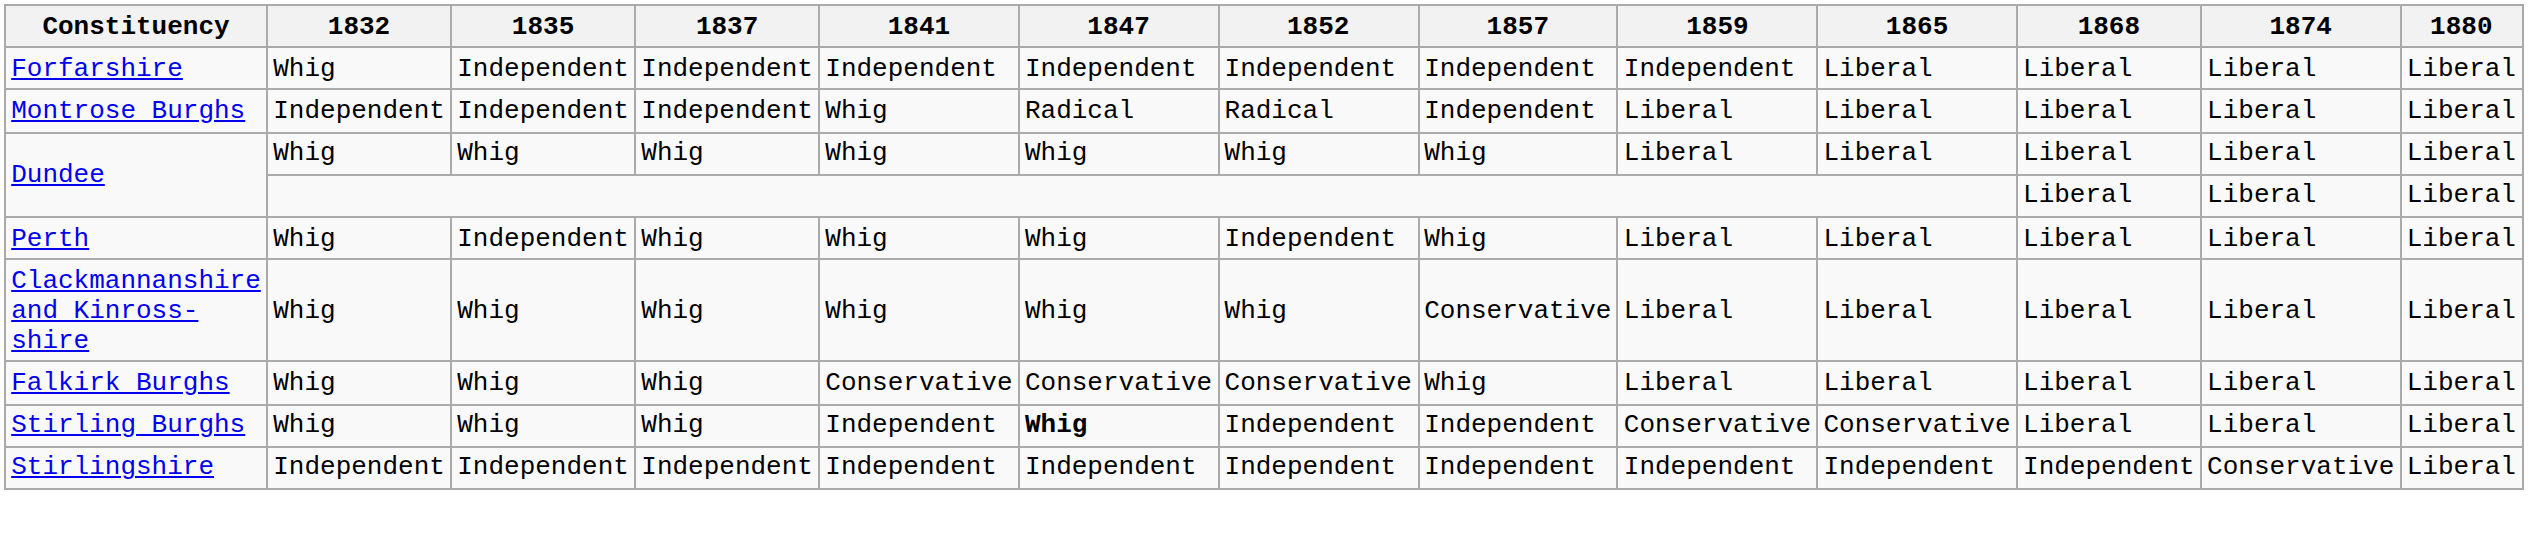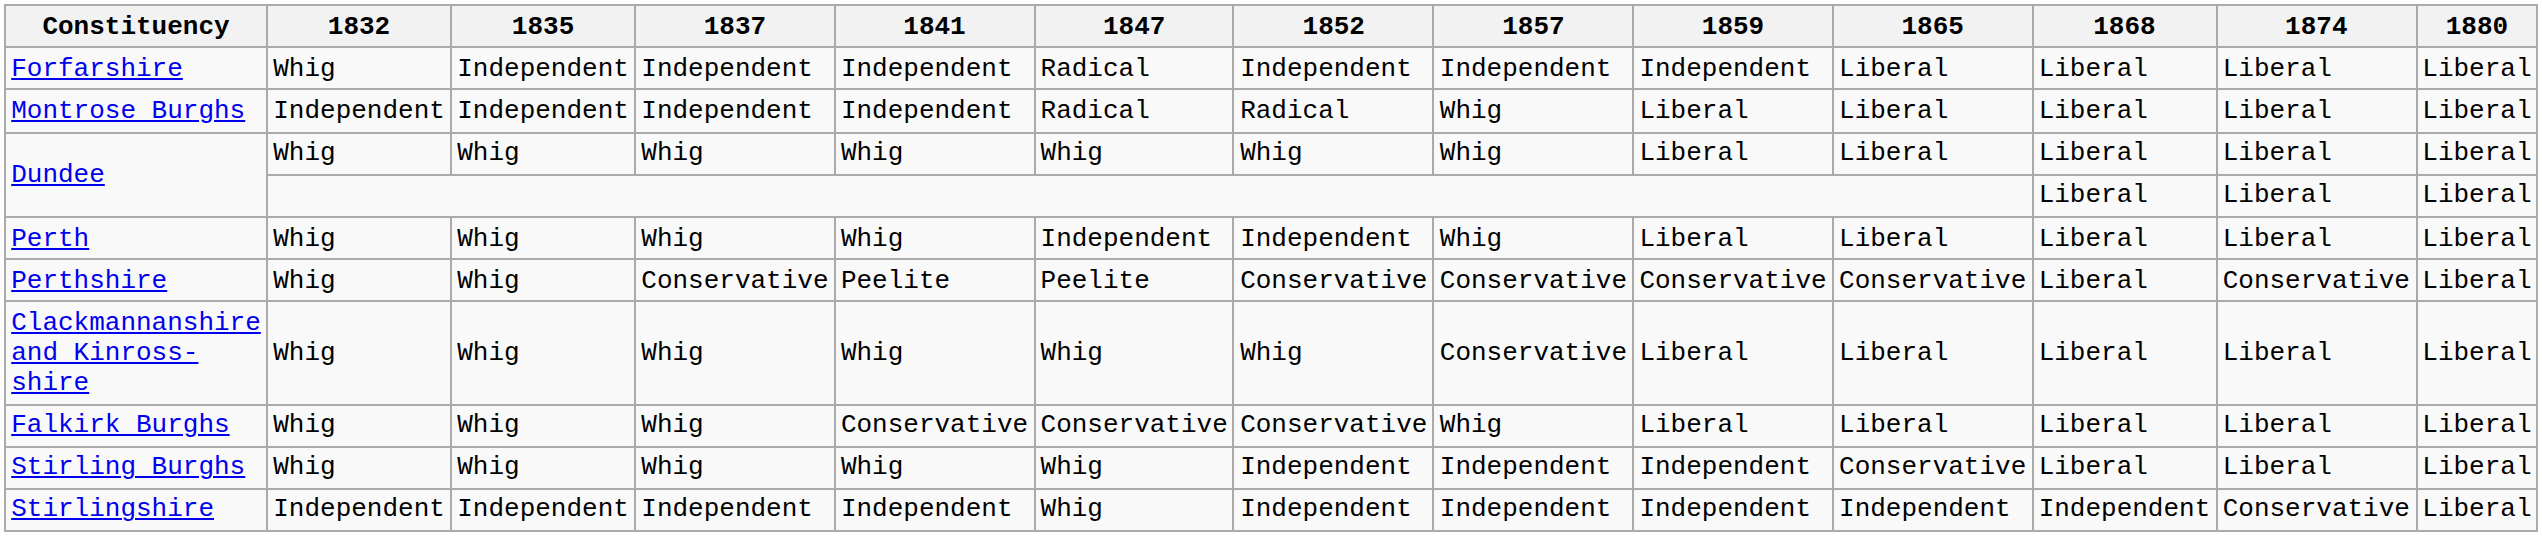(1111, 69) Independent -> (1095, 69) Radical
(857, 111) Whig -> (927, 111) Independent
(1510, 111) Independent -> (1471, 111) Whig
(543, 238) Independent -> (488, 238) Whig
(1056, 238) Whig -> (1126, 238) Independent
+ row: (89, 280)
(911, 425) Independent -> (872, 468) Whig
(1056, 425) bold -> (1072, 468) normal
(1717, 425) Conservative -> (1725, 468) Independent
(1111, 468) Independent -> (1072, 510) Whig
